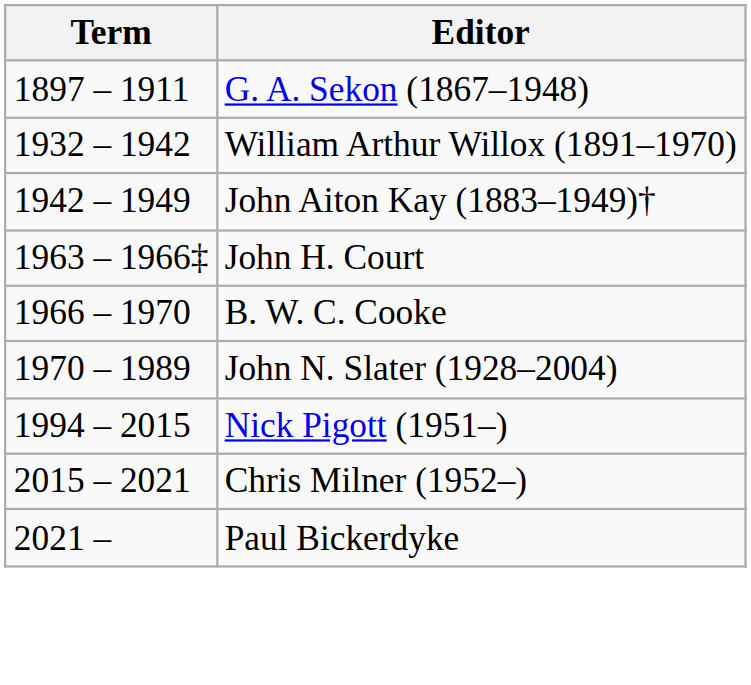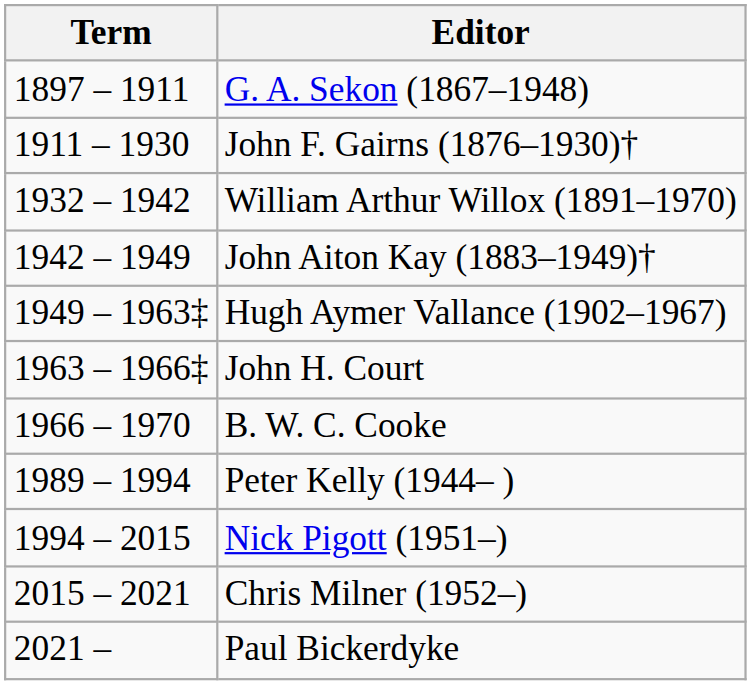+ row: (431, 144)
+ row: (476, 312)
- row: (421, 369)
+ row: (369, 481)
